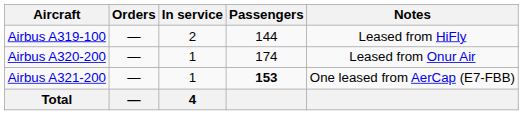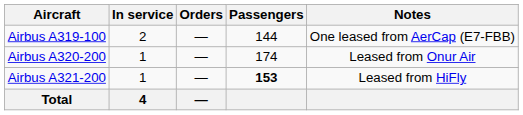columns swapped: (192, 15) <-> (134, 15)
(412, 36) Leased from HiFly -> (412, 36) One leased from AerCap (E7-FBB)
(412, 78) One leased from AerCap (E7-FBB) -> (412, 78) Leased from HiFly
